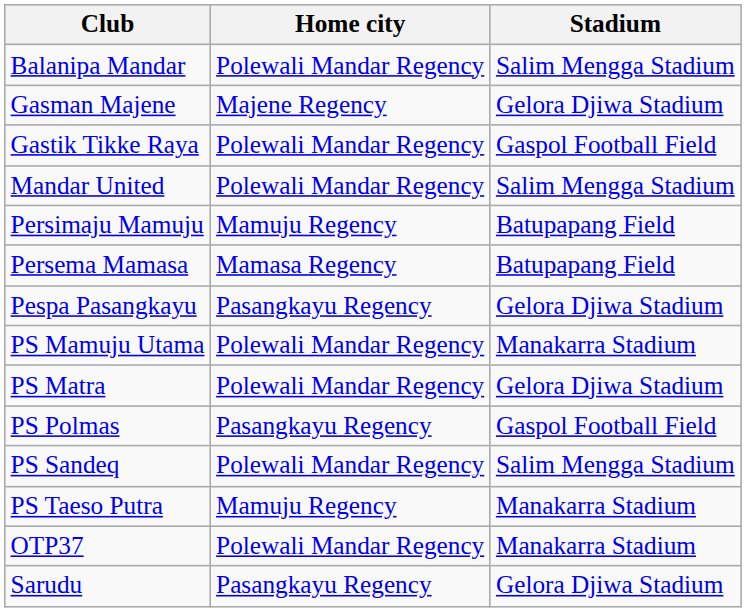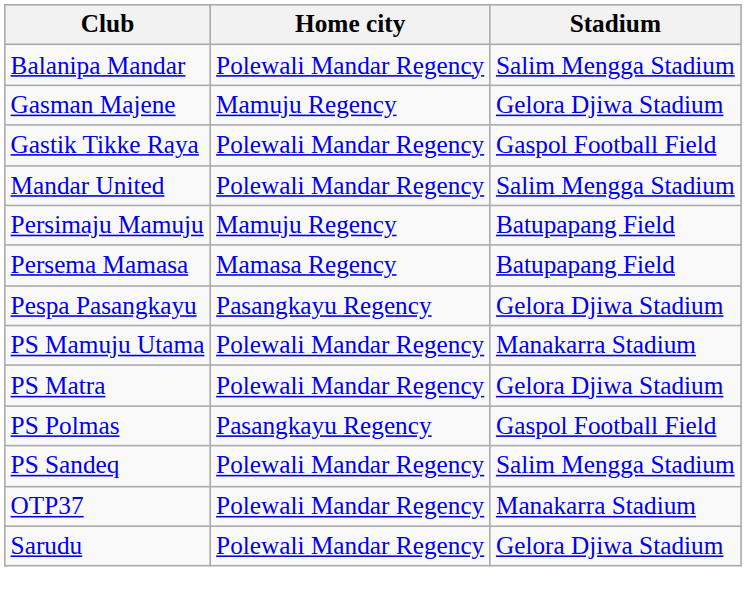(301, 104) Majene Regency -> (306, 104) Mamuju Regency
- row: (87, 505)
(324, 585) Pasangkayu Regency -> (350, 545) Polewali Mandar Regency
